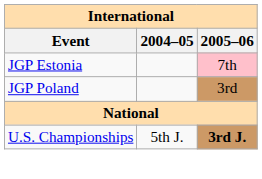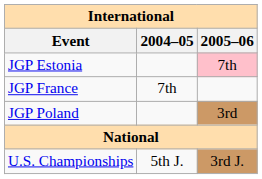+ row: (43, 88)
(227, 137) bold -> (227, 161) normal
